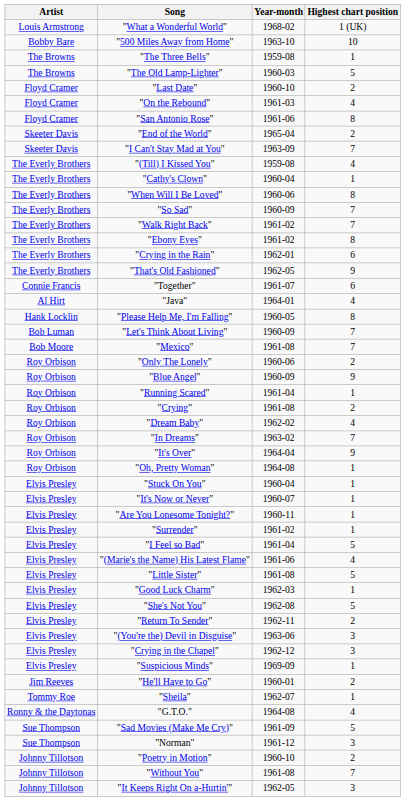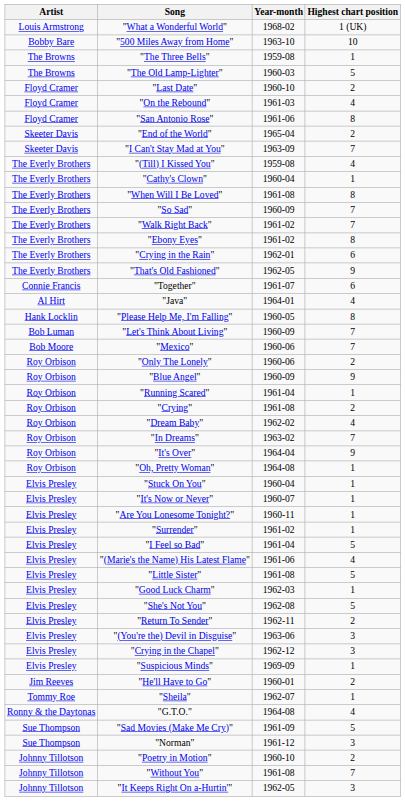(279, 194) 1960-06 -> (279, 194) 1961-08
(279, 347) 1961-08 -> (279, 347) 1960-06
